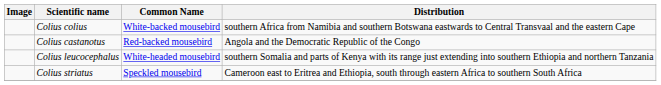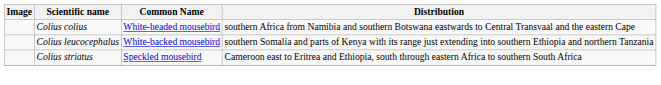(172, 27) White-backed mousebird -> (172, 27) White-headed mousebird
- row: (71, 42)
(172, 57) White-headed mousebird -> (172, 42) White-backed mousebird
